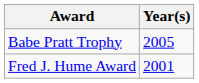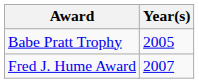(159, 66) 2001 -> (159, 66) 2007
